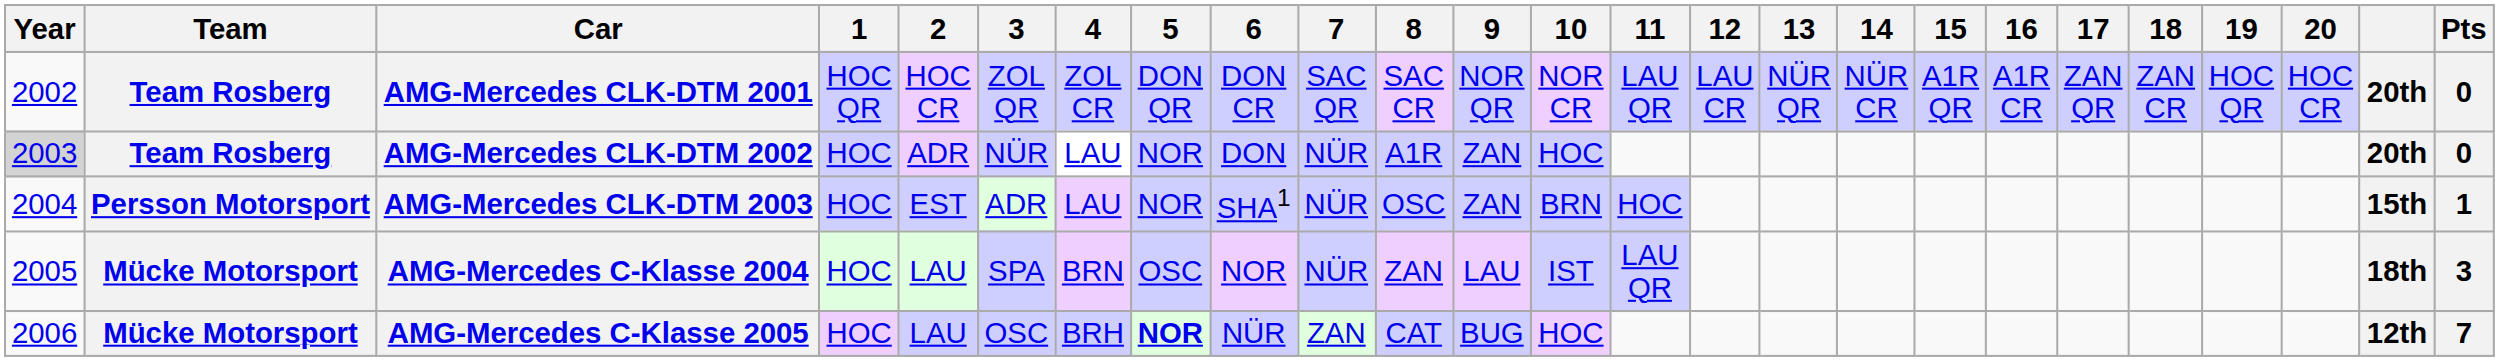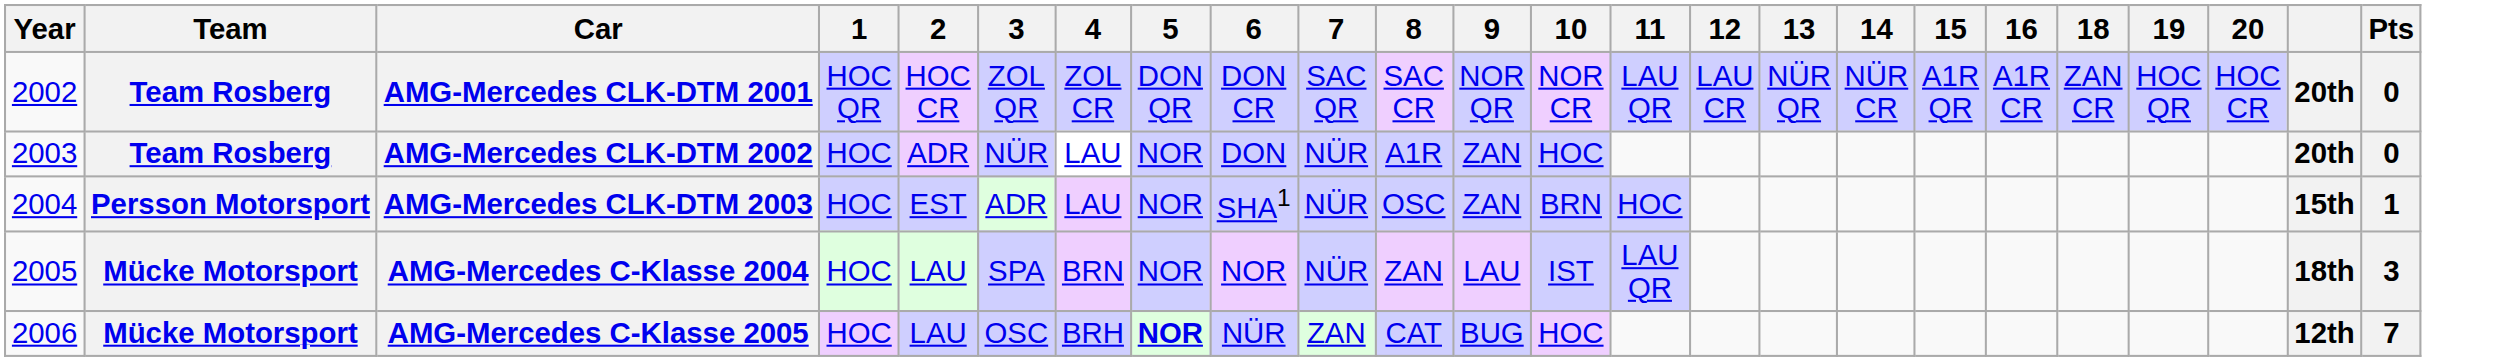- column: (2093, 29)
(45, 154) lightgrey background -> (45, 154) no background
(1170, 271) OSC -> (1170, 271) NOR
